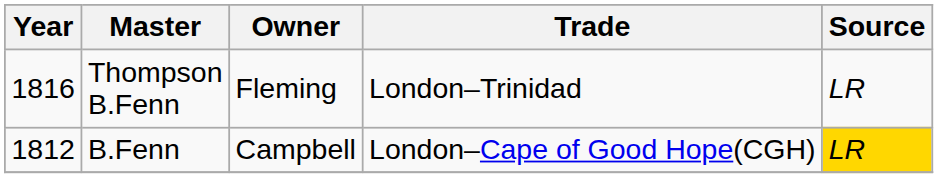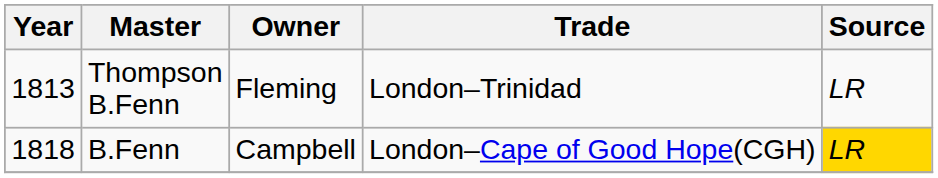(43, 88) 1816 -> (43, 88) 1813
(43, 149) 1812 -> (43, 149) 1818
